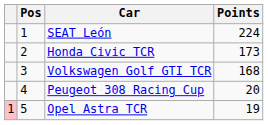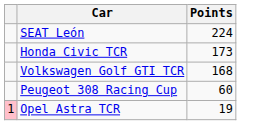- column: (31, 14)
(253, 91) 20 -> (226, 91) 60
